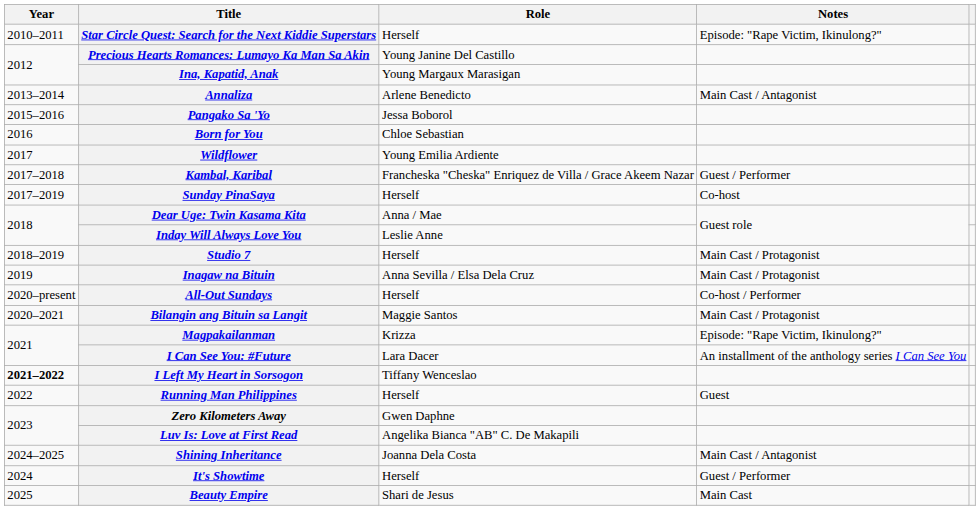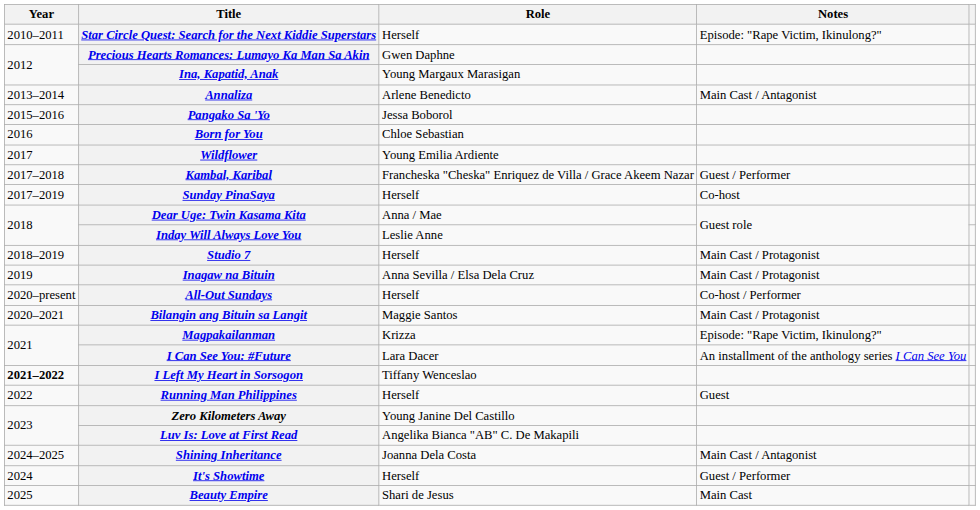(448, 54) Young Janine Del Castillo -> (418, 54) Gwen Daphne
(418, 415) Gwen Daphne -> (448, 415) Young Janine Del Castillo
